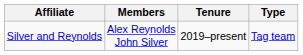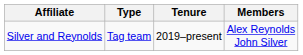columns swapped: (141, 13) <-> (273, 13)
